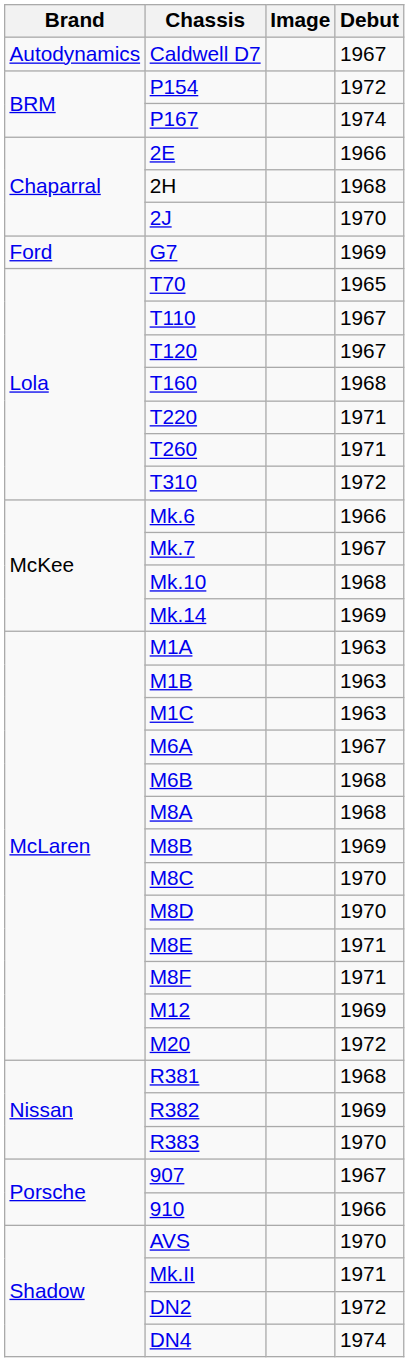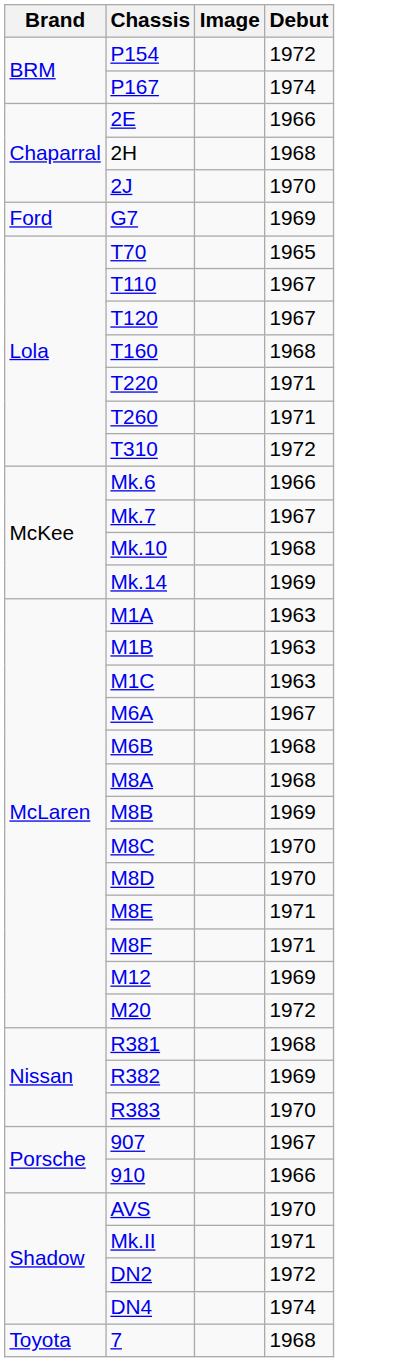- row: (205, 53)
+ row: (116, 1340)
